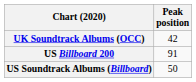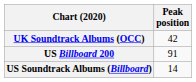(173, 69) 50 -> (173, 69) 14
